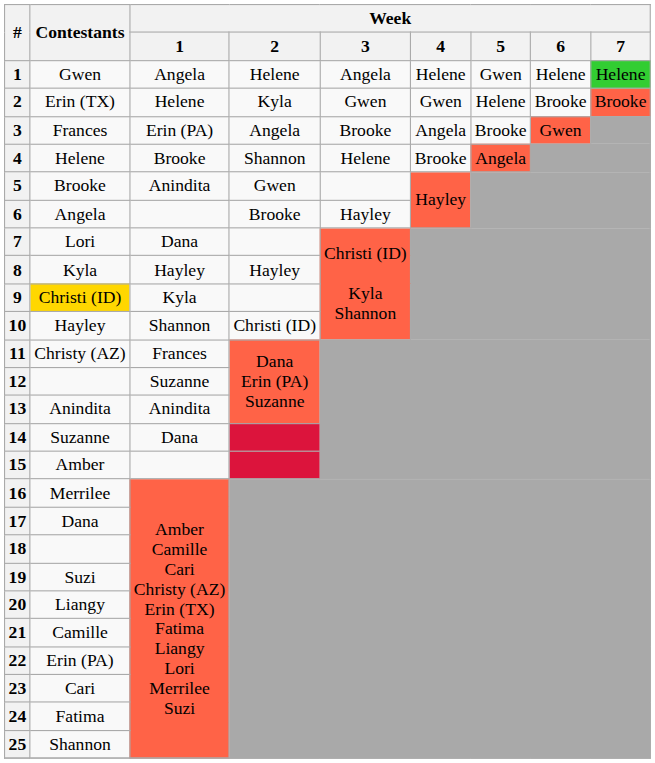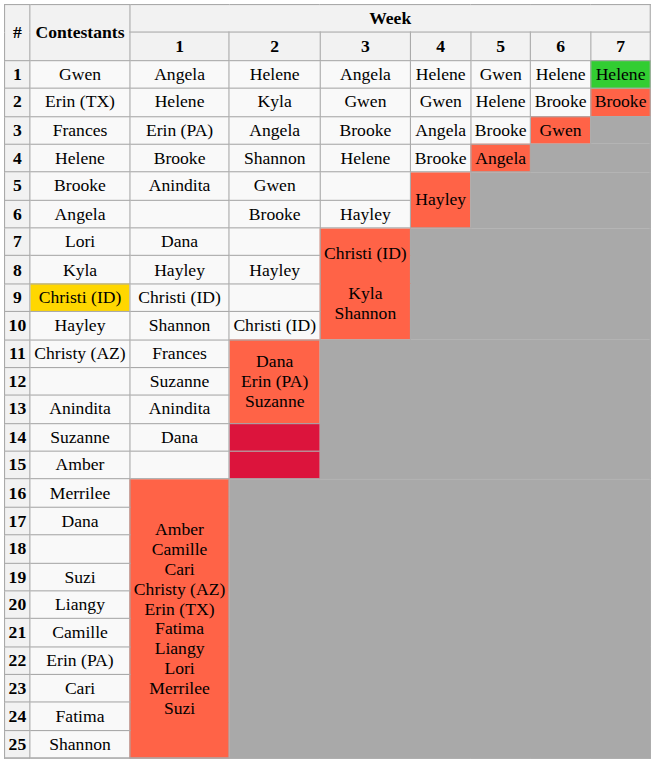(180, 297) Kyla -> (180, 297) Christi (ID)
